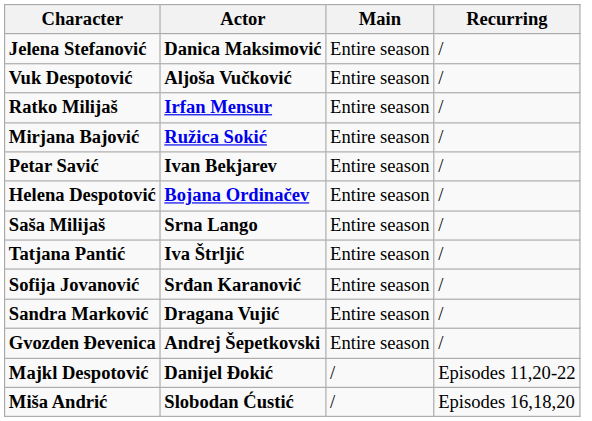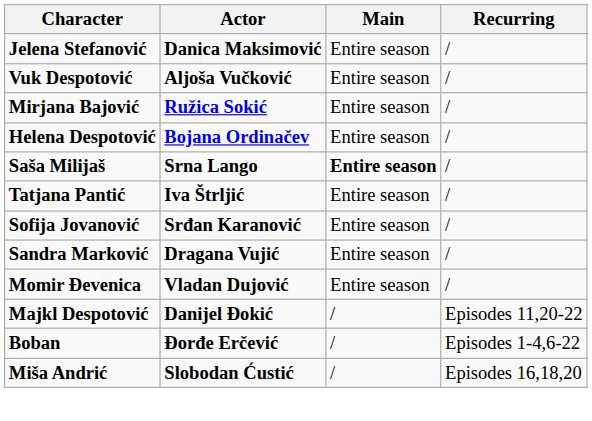- row: (63, 107)
- row: (54, 166)
(380, 225) normal -> (383, 166) bold
+ row: (75, 284)
- row: (82, 343)
+ row: (35, 343)
